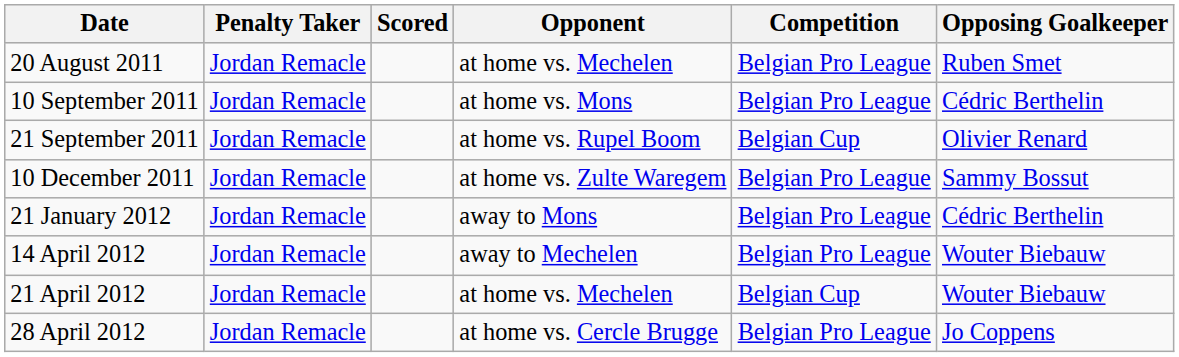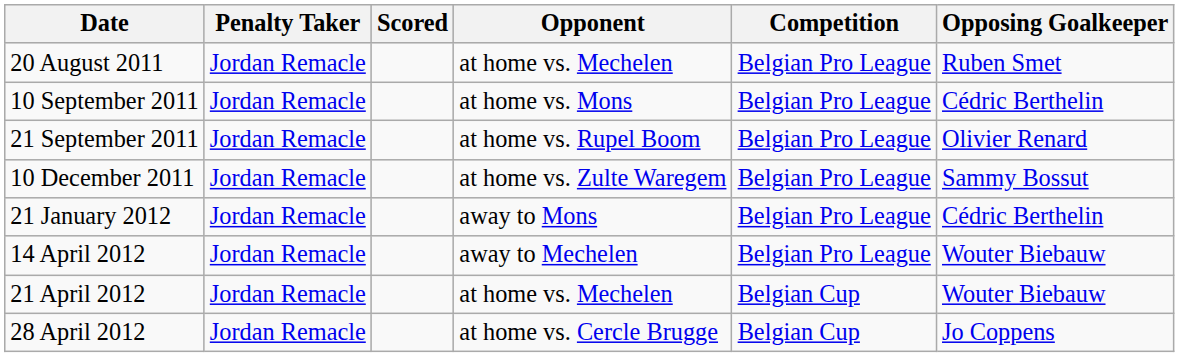(799, 139) Belgian Cup -> (834, 139) Belgian Pro League
(834, 332) Belgian Pro League -> (799, 332) Belgian Cup
